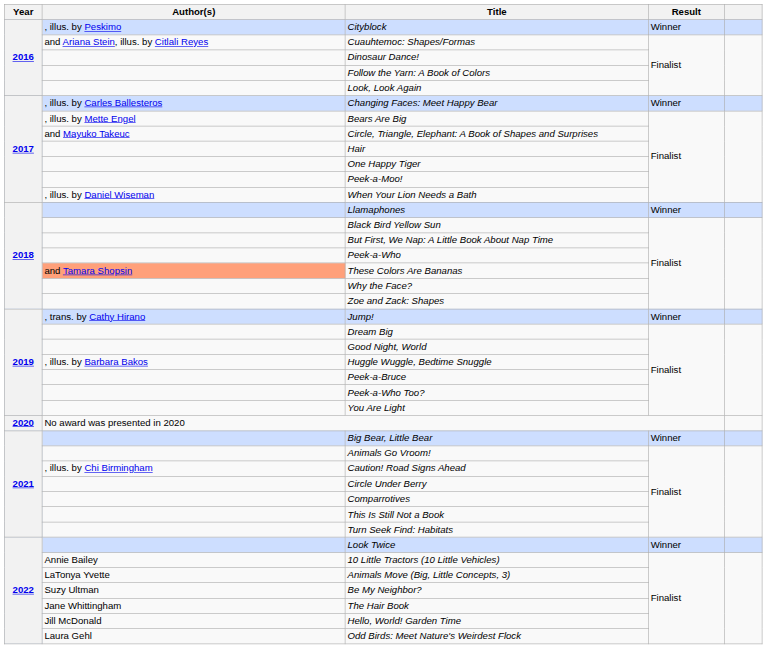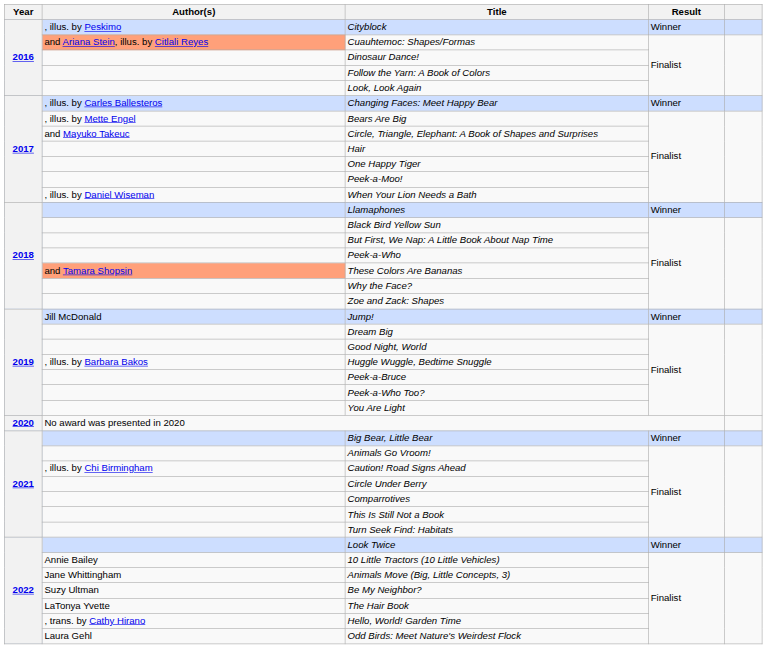(126, 42) no background -> (126, 42) lightsalmon background
(95, 316) , trans. by Cathy Hirano -> (73, 316) Jill McDonald
(77, 575) LaTonya Yvette -> (83, 575) Jane Whittingham
(83, 605) Jane Whittingham -> (77, 605) LaTonya Yvette
(73, 621) Jill McDonald -> (95, 621) , trans. by Cathy Hirano
